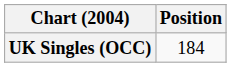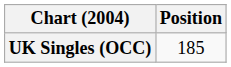(191, 47) 184 -> (191, 47) 185
